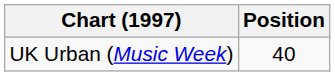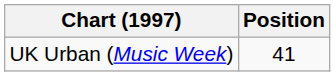(284, 53) 40 -> (284, 53) 41
